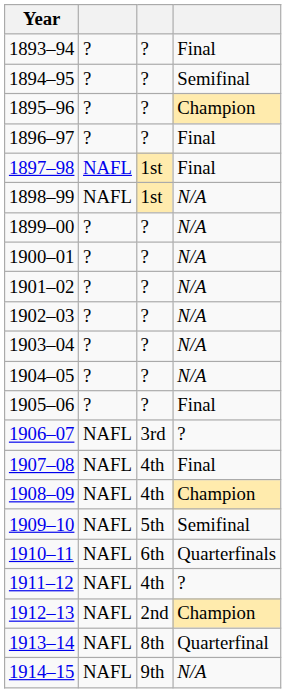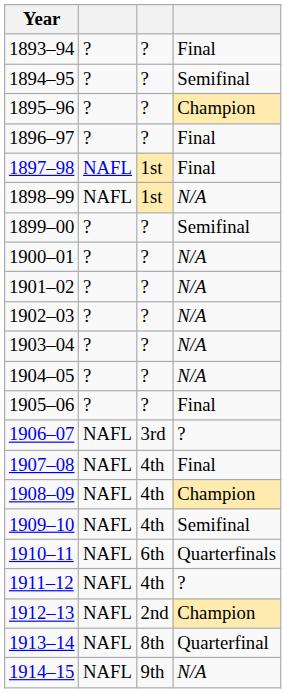(192, 227) N/A -> (214, 227) Semifinal
(153, 524) 5th -> (153, 524) 4th
